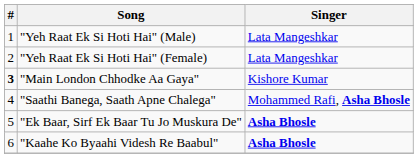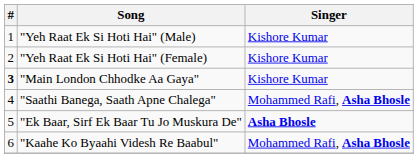(293, 36) Lata Mangeshkar -> (288, 36) Kishore Kumar
(293, 57) Lata Mangeshkar -> (288, 57) Kishore Kumar
(282, 143) Asha Bhosle -> (329, 143) Mohammed Rafi, Asha Bhosle
